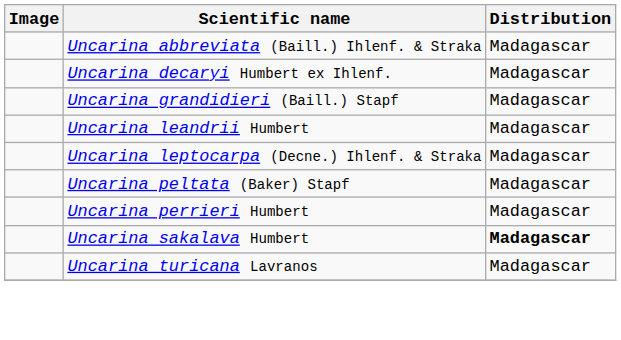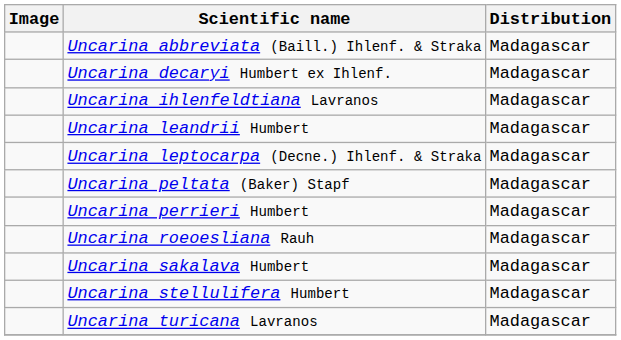- row: (233, 101)
+ row: (223, 101)
+ row: (191, 239)
(540, 239) bold -> (540, 266) normal
+ row: (209, 294)
